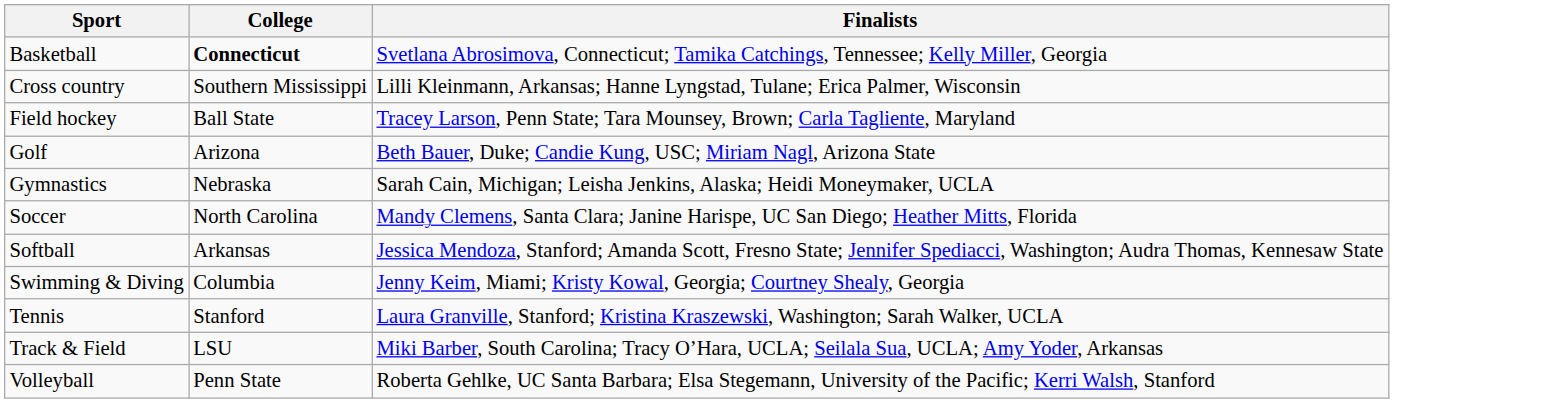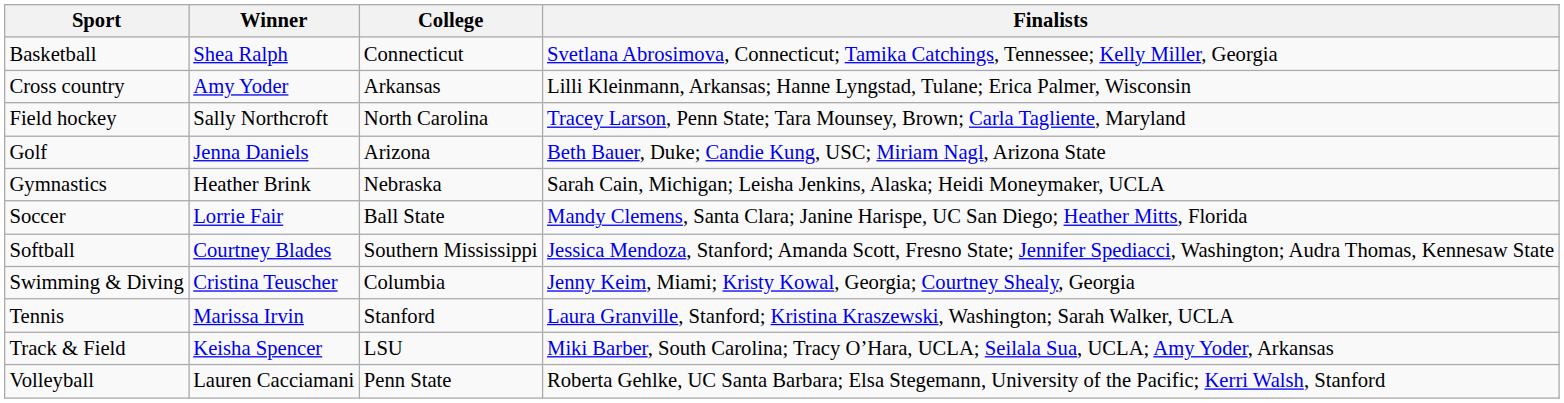+ column: (274, 20)
(247, 53) bold -> (414, 53) normal
(280, 86) Southern Mississippi -> (402, 86) Arkansas
(234, 119) Ball State -> (426, 119) North Carolina
(255, 217) North Carolina -> (404, 217) Ball State
(232, 250) Arkansas -> (451, 250) Southern Mississippi
